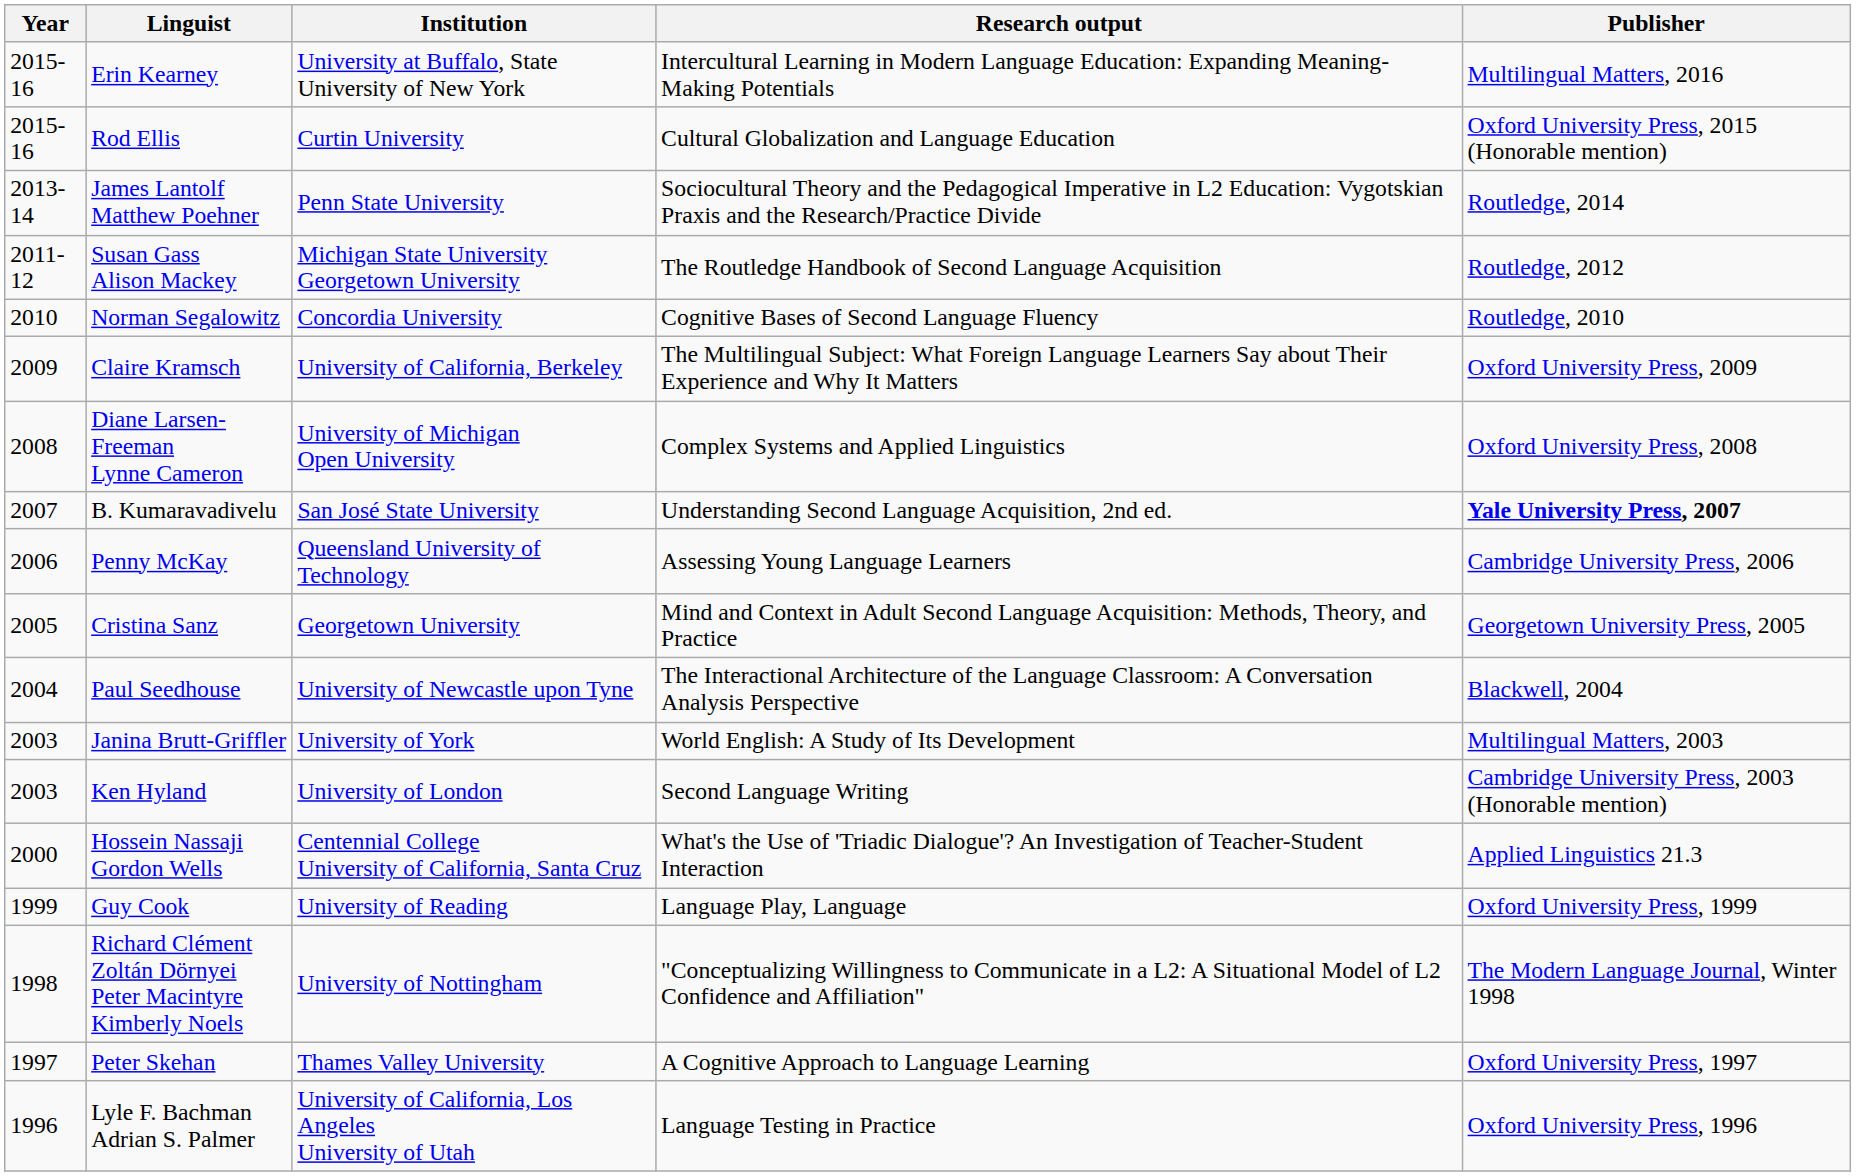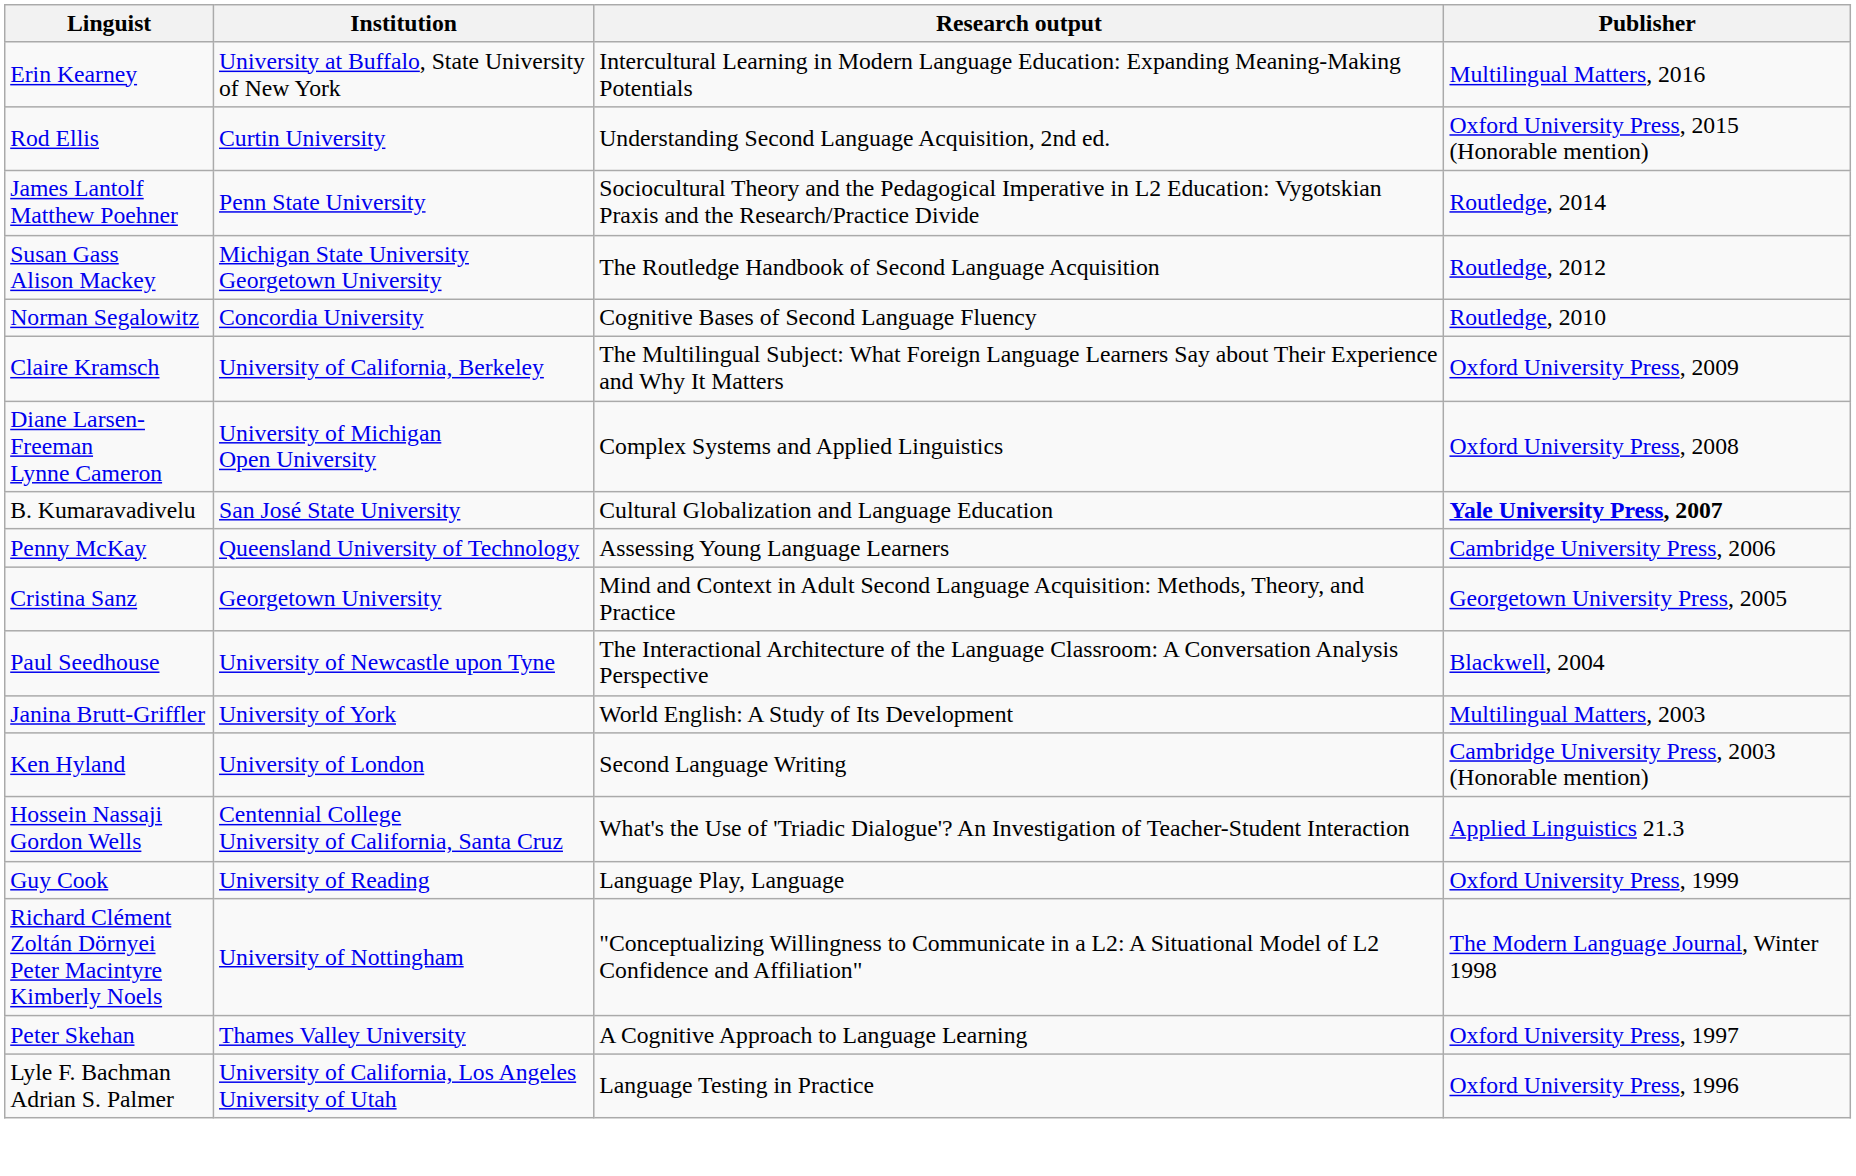- column: (45, 23)
(888, 138) Cultural Globalization and Language Education -> (855, 138) Understanding Second Language Acquisition, 2nd ed.
(917, 510) Understanding Second Language Acquisition, 2nd ed. -> (826, 510) Cultural Globalization and Language Education
